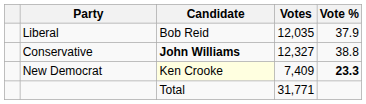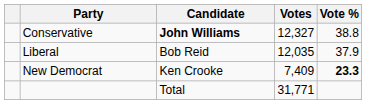rows swapped: (58, 52) <-> (41, 33)
(191, 71) lightyellow background -> (191, 71) no background
